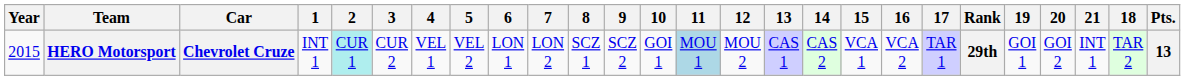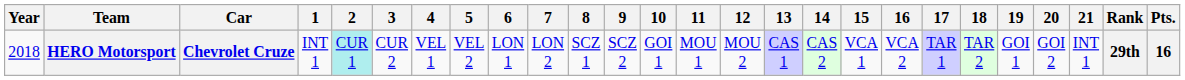columns swapped: (1128, 17) <-> (982, 17)
(24, 52) 2015 -> (24, 52) 2018
(698, 52) lightblue background -> (698, 52) no background
(1163, 52) 13 -> (1163, 52) 16
